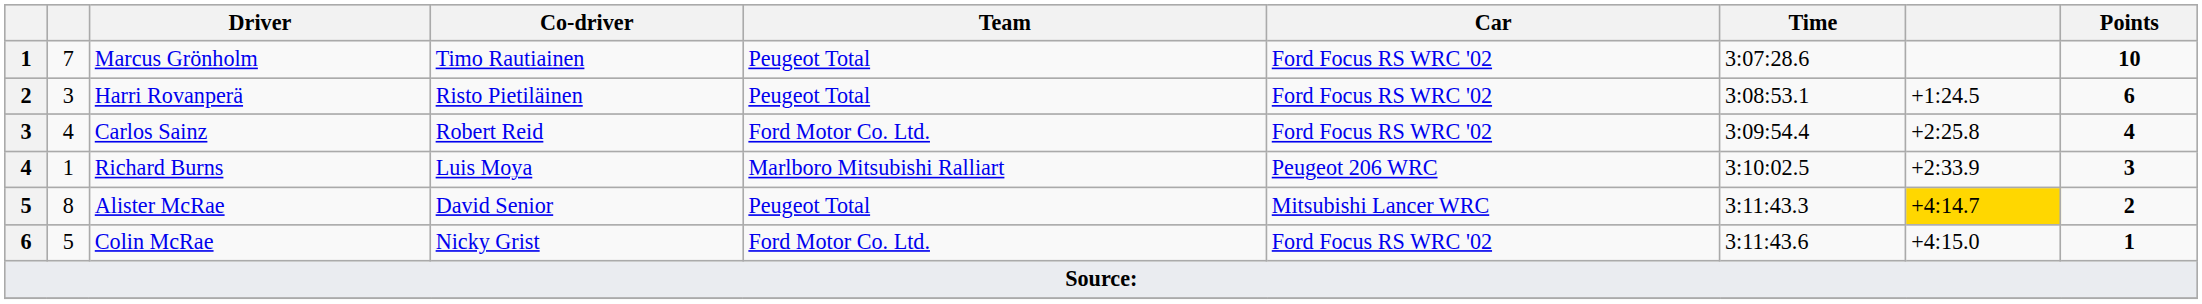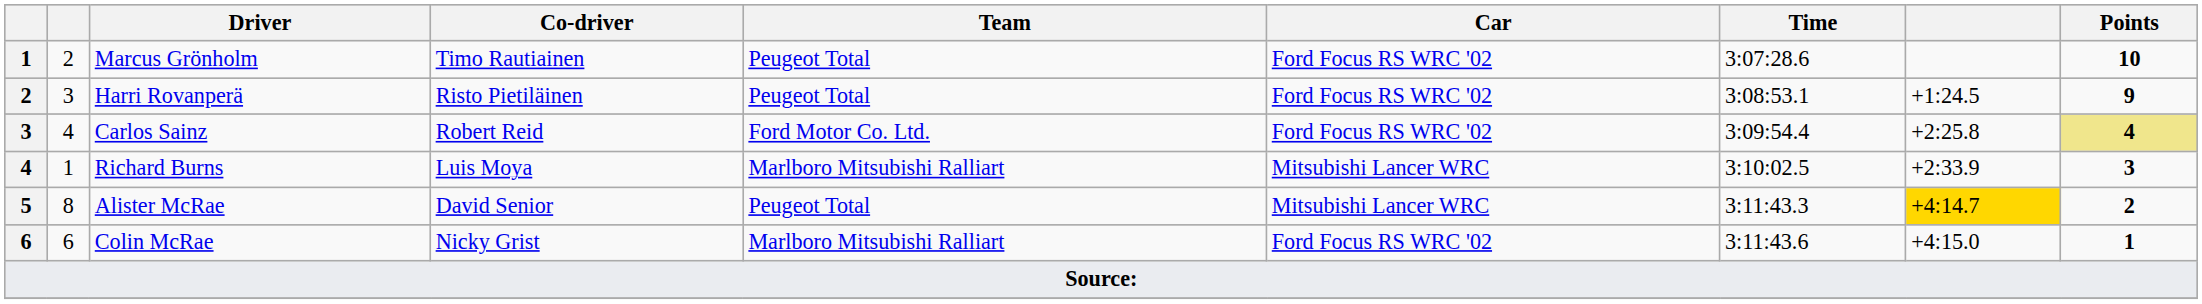(68, 58) 7 -> (68, 58) 2
(2129, 95) 6 -> (2129, 95) 9
(2129, 132) no background -> (2129, 132) khaki background
(1355, 168) Peugeot 206 WRC -> (1380, 168) Mitsubishi Lancer WRC
(68, 241) 5 -> (68, 241) 6
(839, 241) Ford Motor Co. Ltd. -> (876, 241) Marlboro Mitsubishi Ralliart
